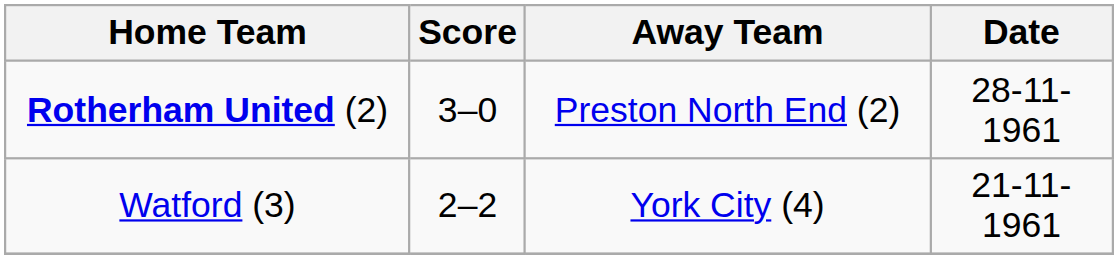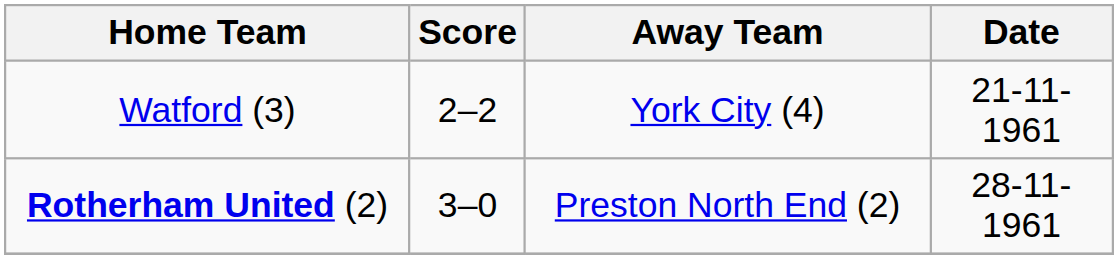rows swapped: (208, 108) <-> (208, 205)
